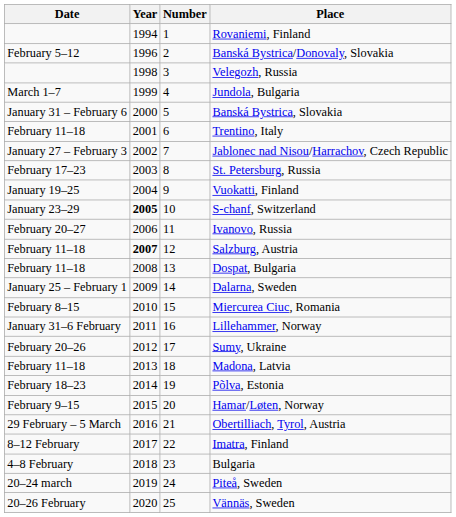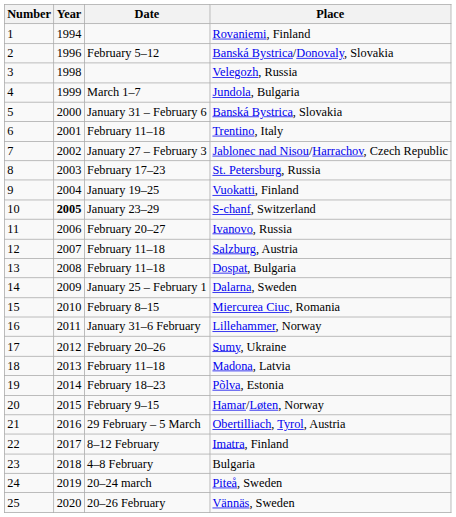columns swapped: (185, 14) <-> (67, 14)
(145, 248) bold -> (69, 248) normal
